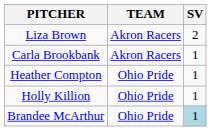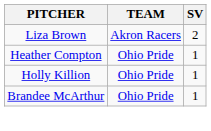- row: (56, 55)
(195, 116) lightblue background -> (195, 95) no background
